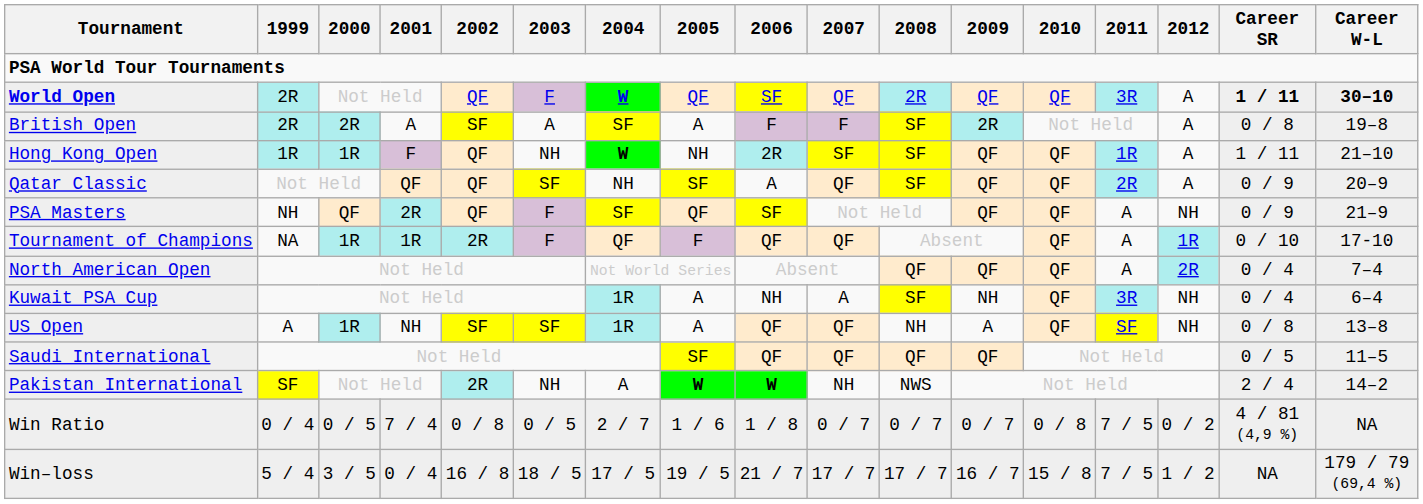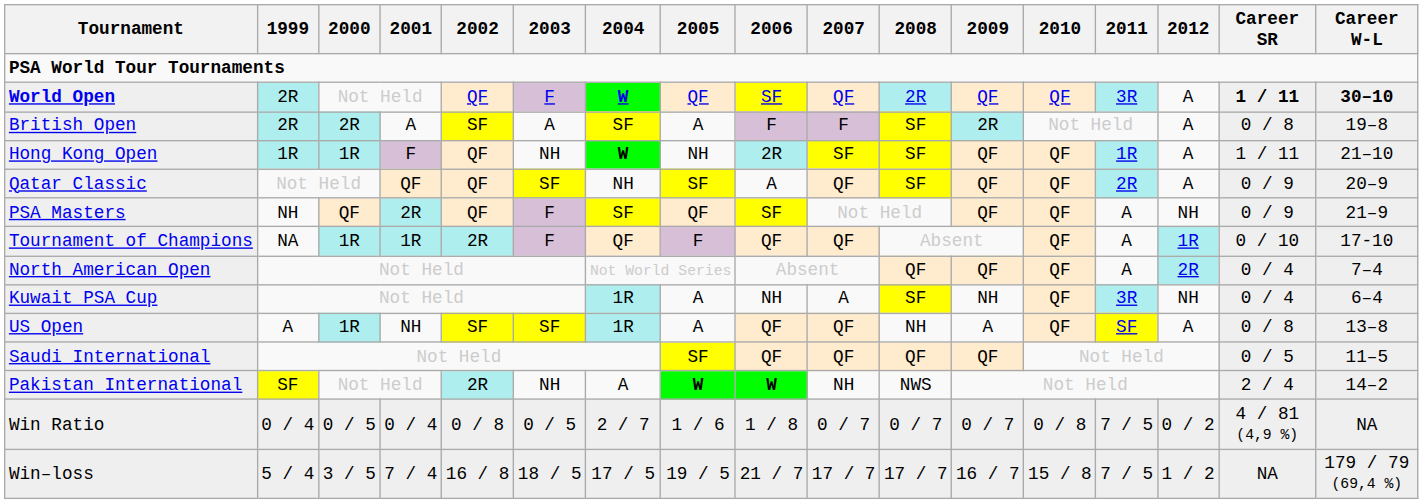(1188, 328) NH -> (1188, 328) A
(411, 424) 7 / 4 -> (411, 424) 0 / 4
(411, 473) 0 / 4 -> (411, 473) 7 / 4
